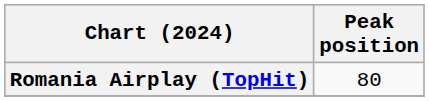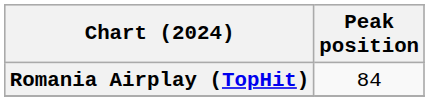(369, 80) 80 -> (369, 80) 84
